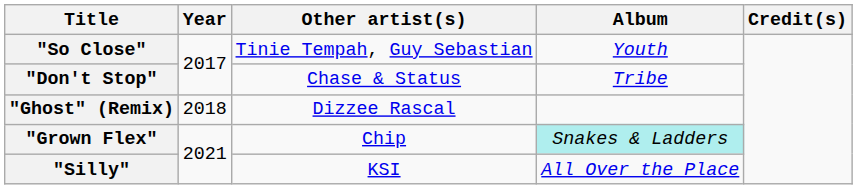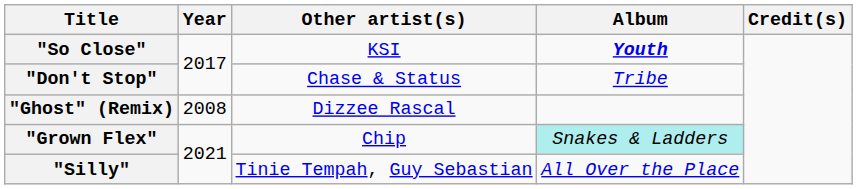(384, 50) Tinie Tempah, Guy Sebastian -> (384, 50) KSI
(640, 50) normal -> (640, 50) bold
(205, 109) 2018 -> (205, 109) 2008
(384, 169) KSI -> (384, 169) Tinie Tempah, Guy Sebastian
